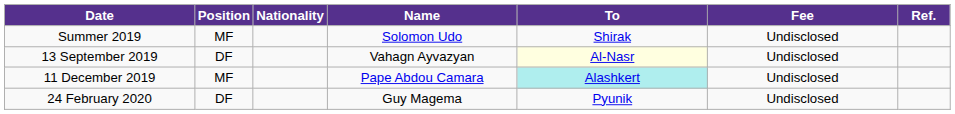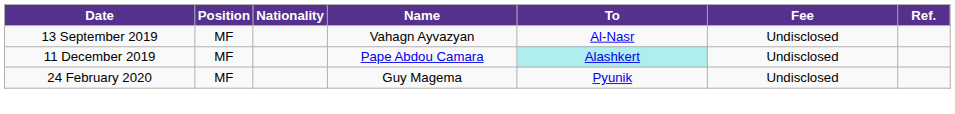- row: (100, 36)
(224, 57) DF -> (224, 36) MF
(612, 57) lightyellow background -> (612, 36) no background
(224, 99) DF -> (224, 78) MF
